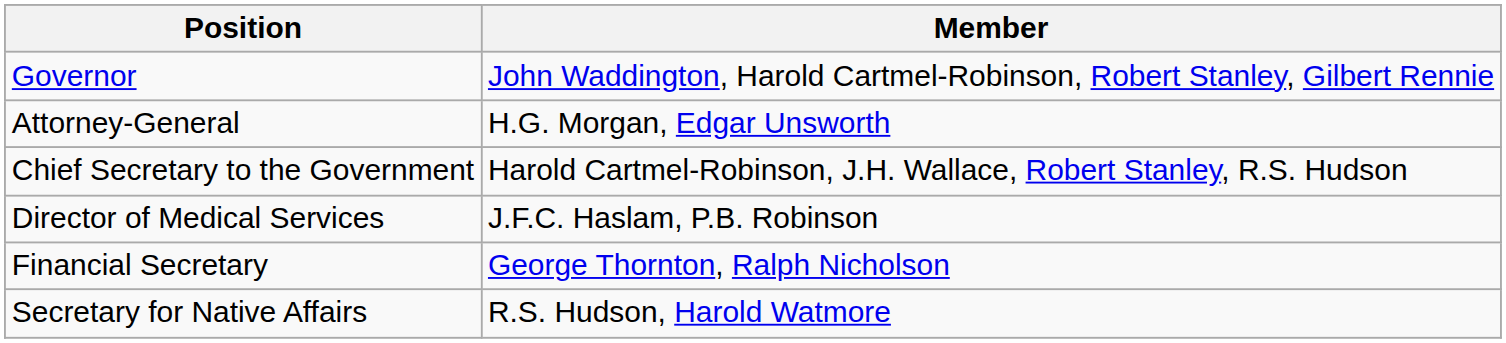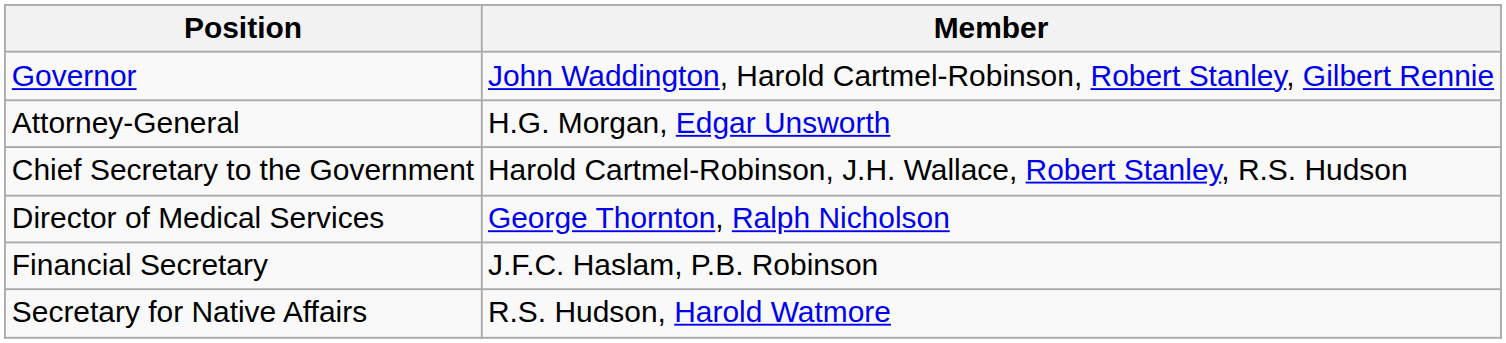(683, 218) J.F.C. Haslam, P.B. Robinson -> (719, 218) George Thornton, Ralph Nicholson
(719, 265) George Thornton, Ralph Nicholson -> (683, 265) J.F.C. Haslam, P.B. Robinson
